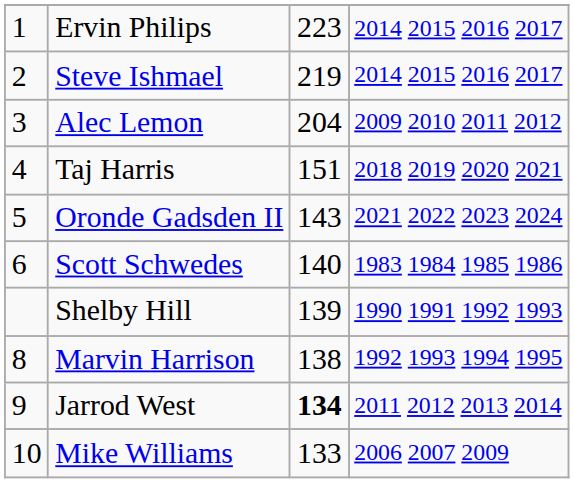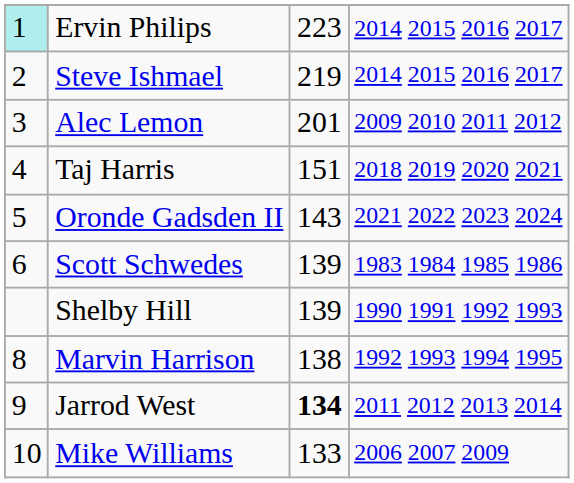(19, 28) no background -> (19, 28) paleturquoise background
(319, 122) 204 -> (319, 122) 201
(319, 264) 140 -> (319, 264) 139
